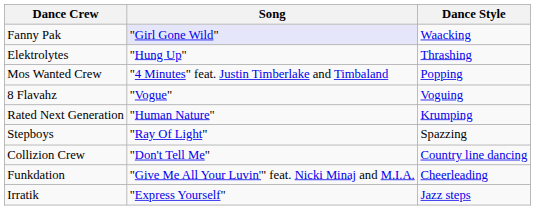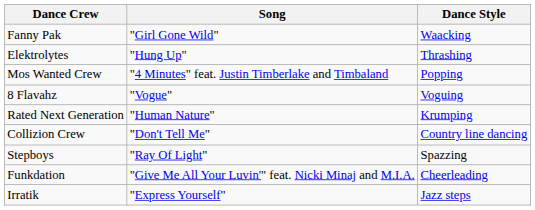(174, 34) lavender background -> (174, 34) no background
rows swapped: (30, 134) <-> (46, 154)
